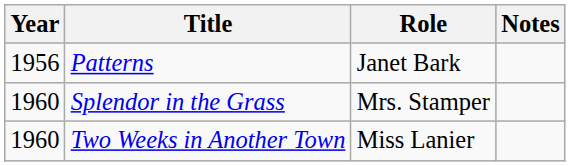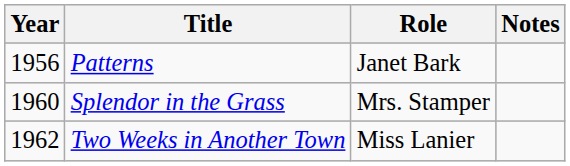(35, 140) 1960 -> (35, 140) 1962
